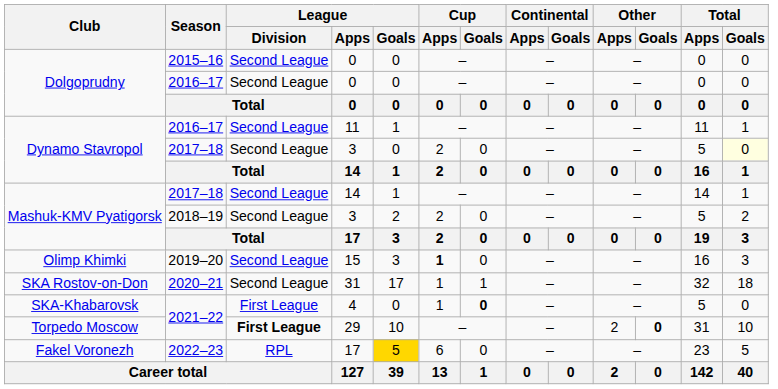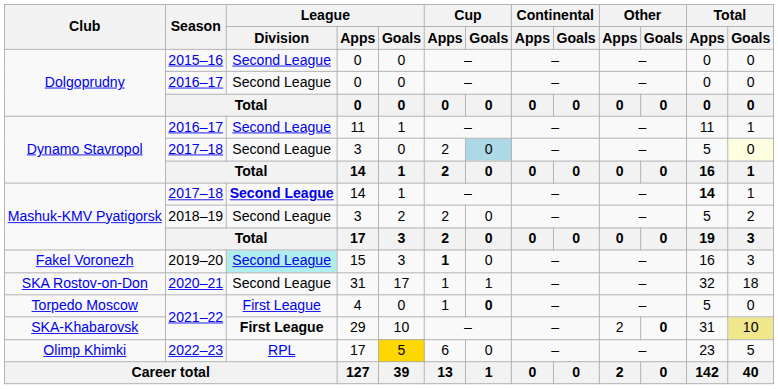(483, 149) no background -> (489, 149) lightblue background
(279, 194) normal -> (282, 194) bold
(702, 194) normal -> (707, 194) bold
(85, 261) Olimp Khimki -> (85, 261) Fakel Voronezh
(279, 261) no background -> (282, 261) paleturquoise background
(85, 305) SKA-Khabarovsk -> (85, 305) Torpedo Moscow
(85, 328) Torpedo Moscow -> (85, 328) SKA-Khabarovsk
(745, 328) no background -> (751, 328) khaki background
(85, 350) Fakel Voronezh -> (85, 350) Olimp Khimki
